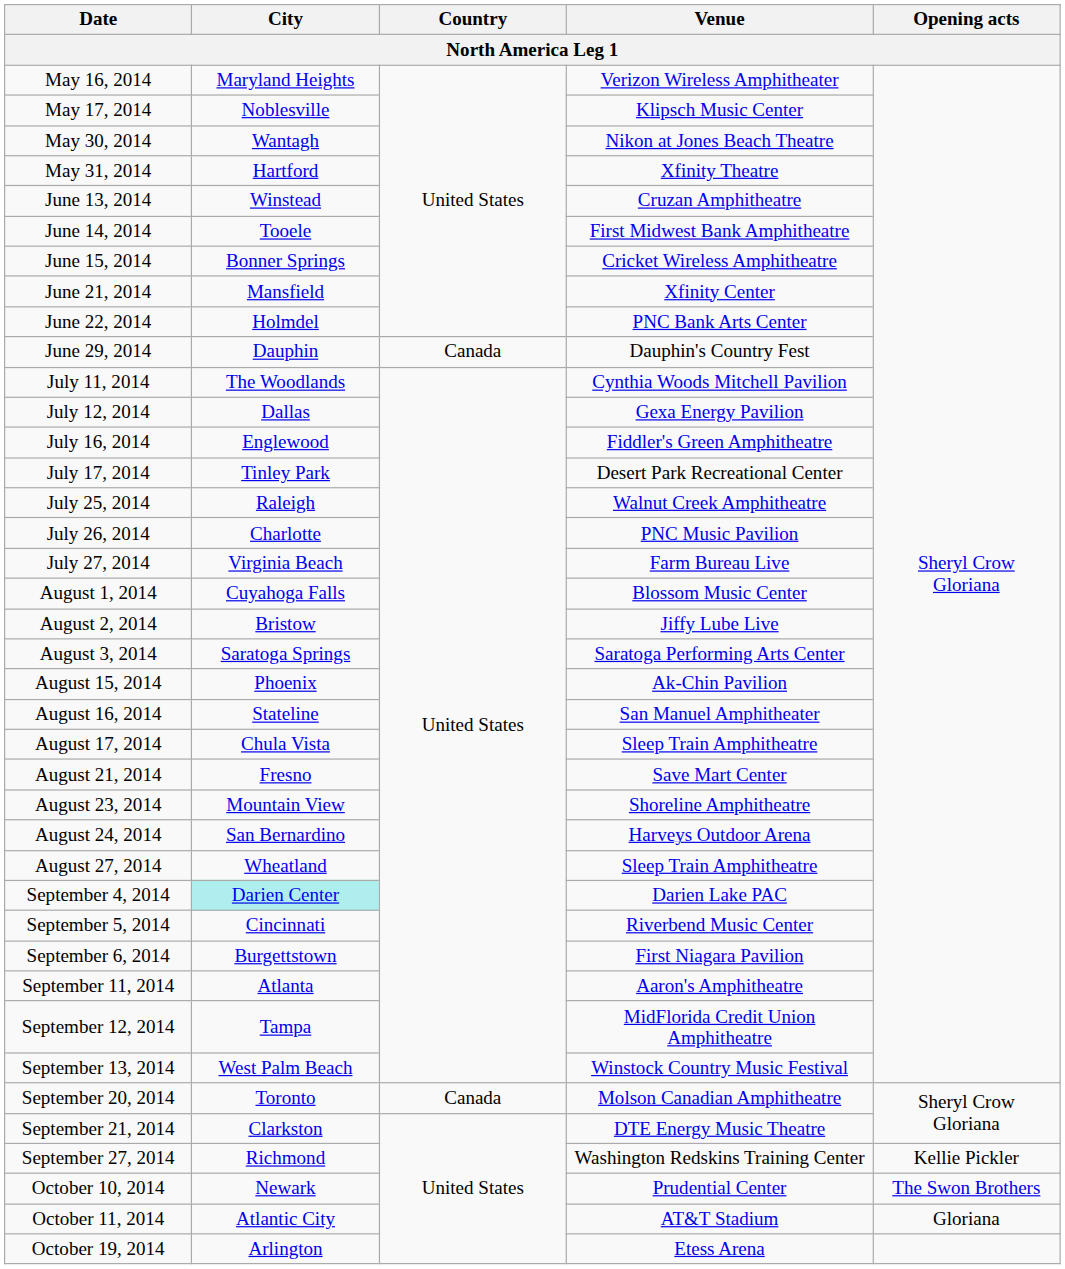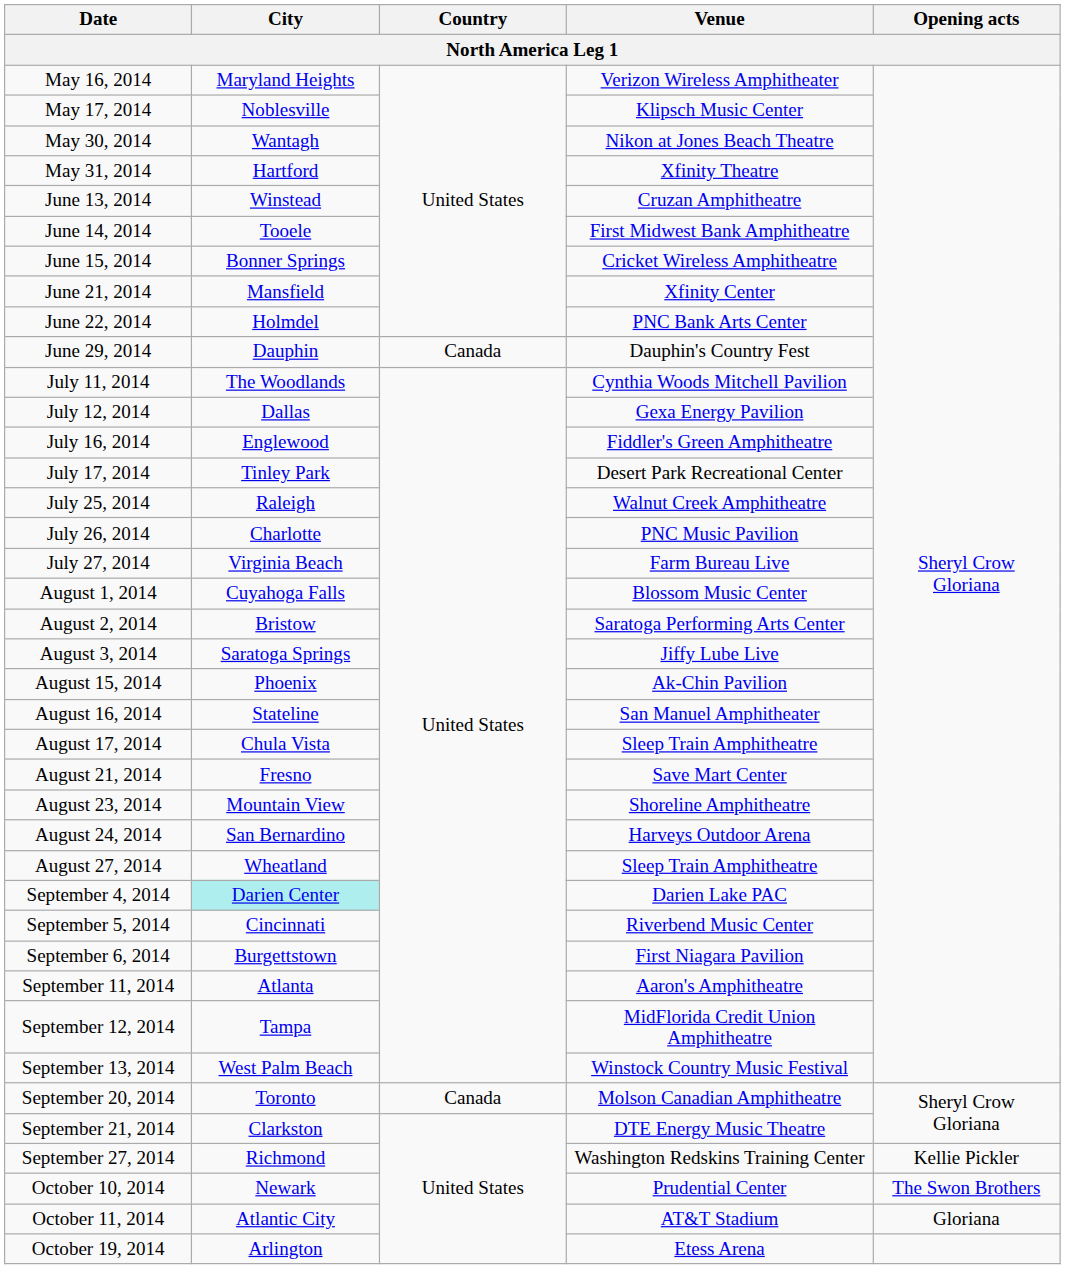(720, 623) Jiffy Lube Live -> (720, 623) Saratoga Performing Arts Center
(720, 653) Saratoga Performing Arts Center -> (720, 653) Jiffy Lube Live
